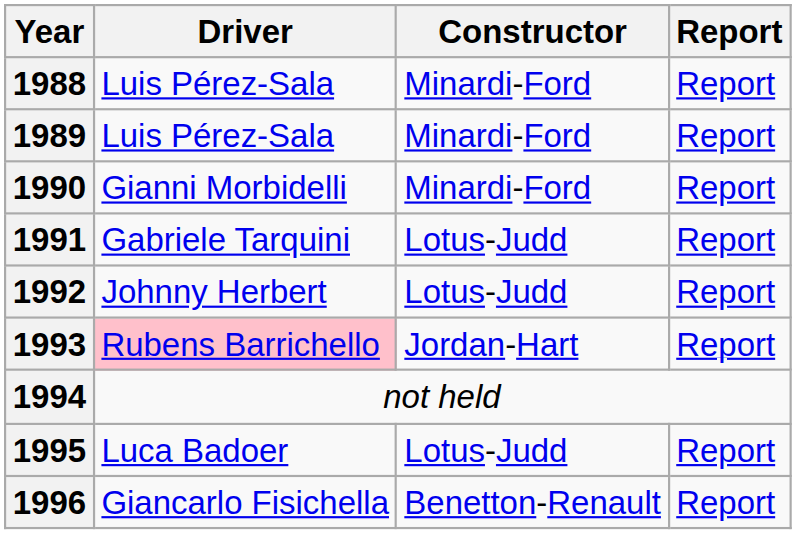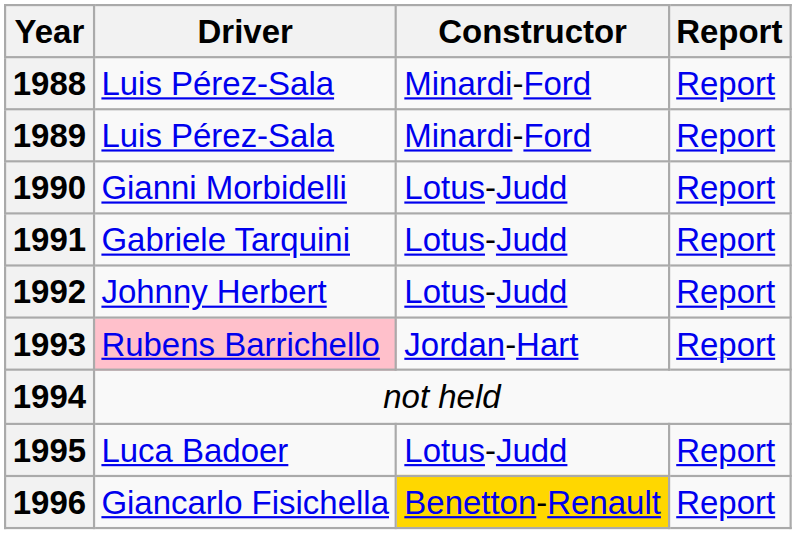(498, 188) Minardi-Ford -> (486, 188) Lotus-Judd
(533, 501) no background -> (533, 501) gold background
